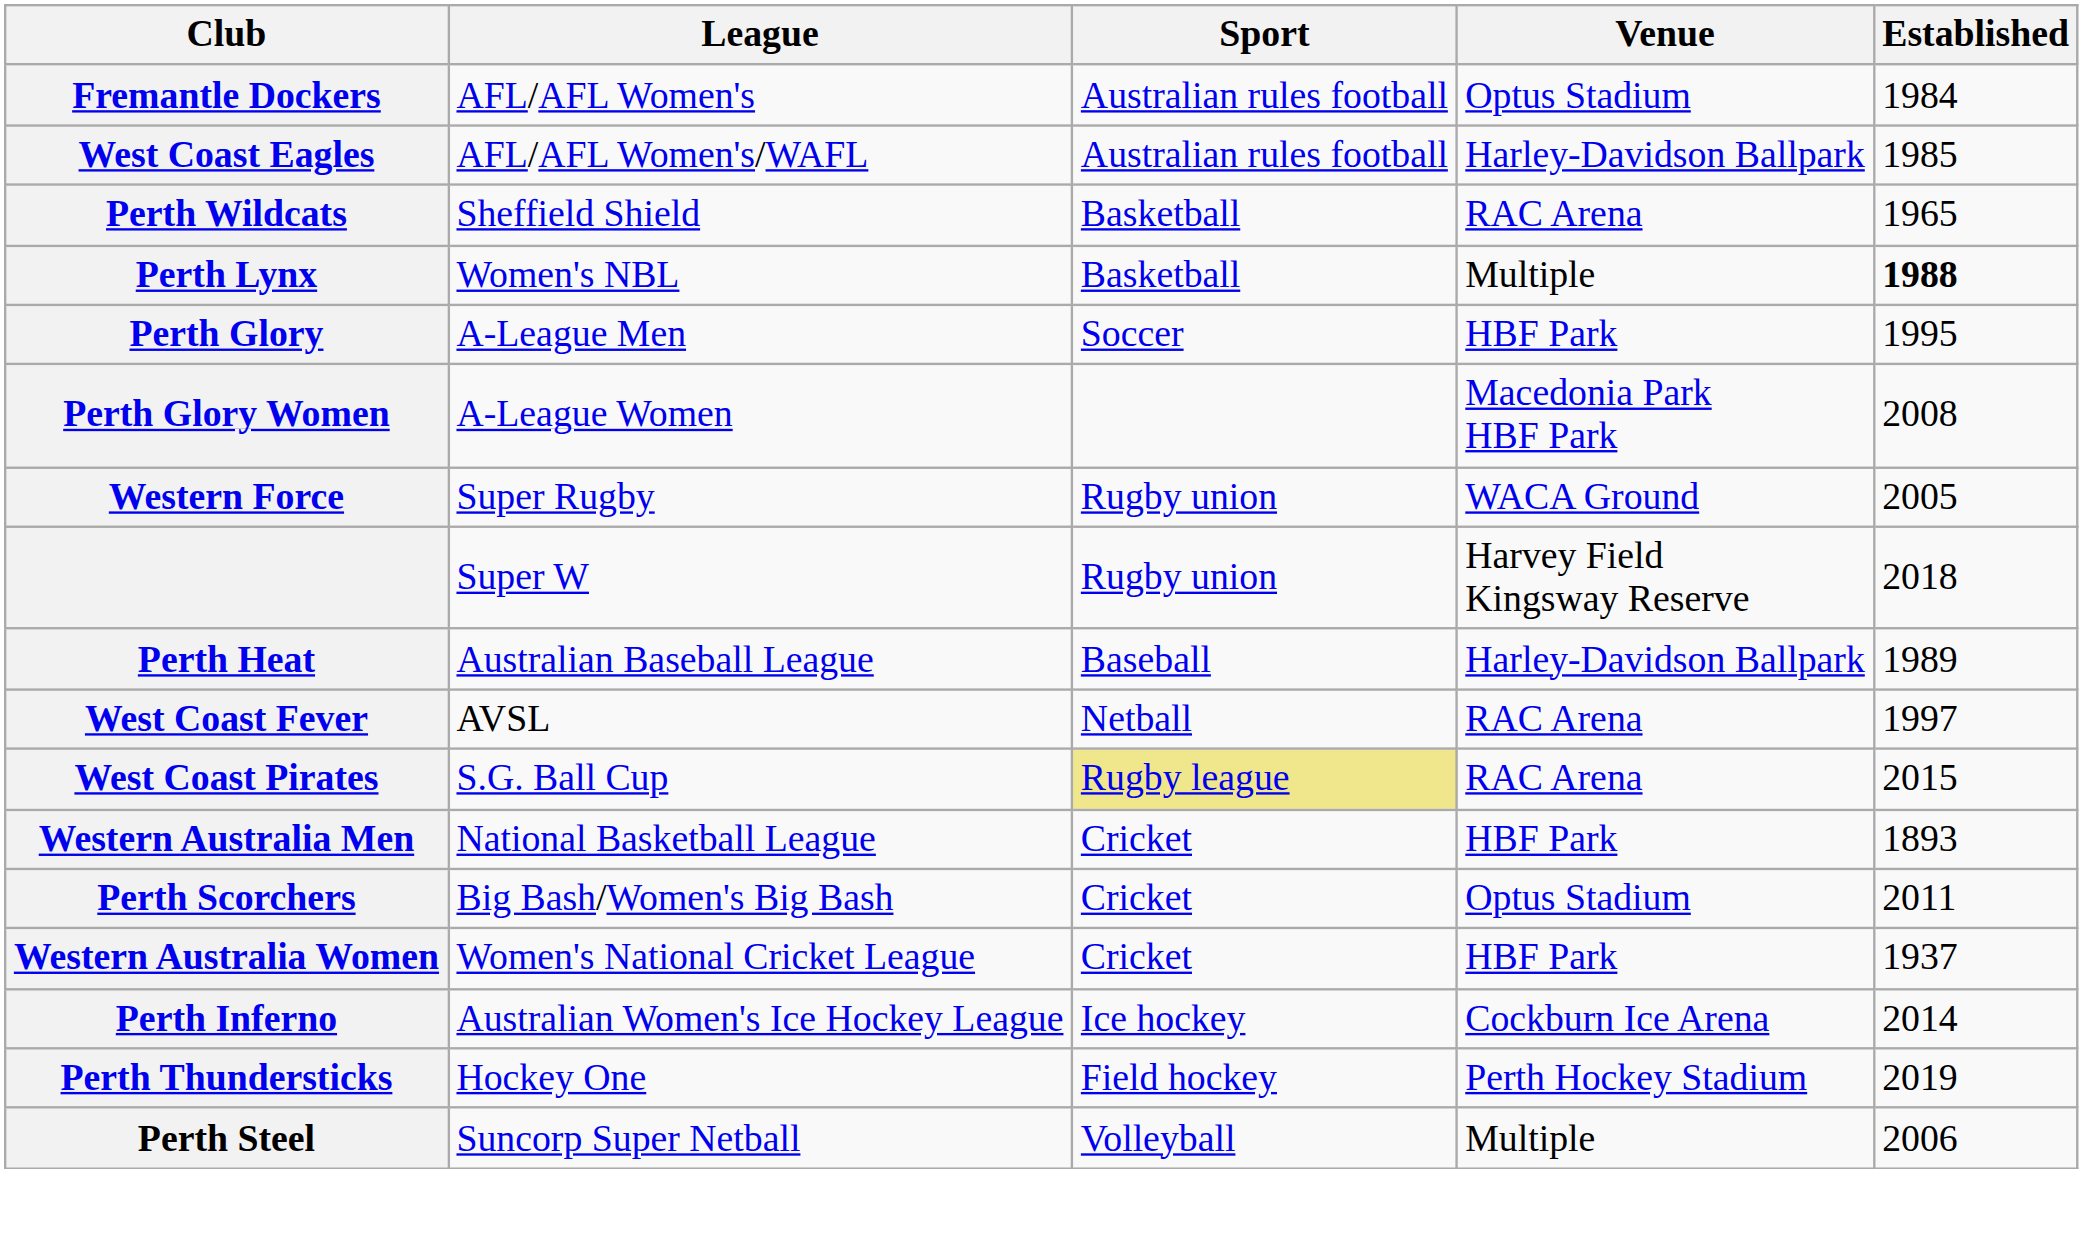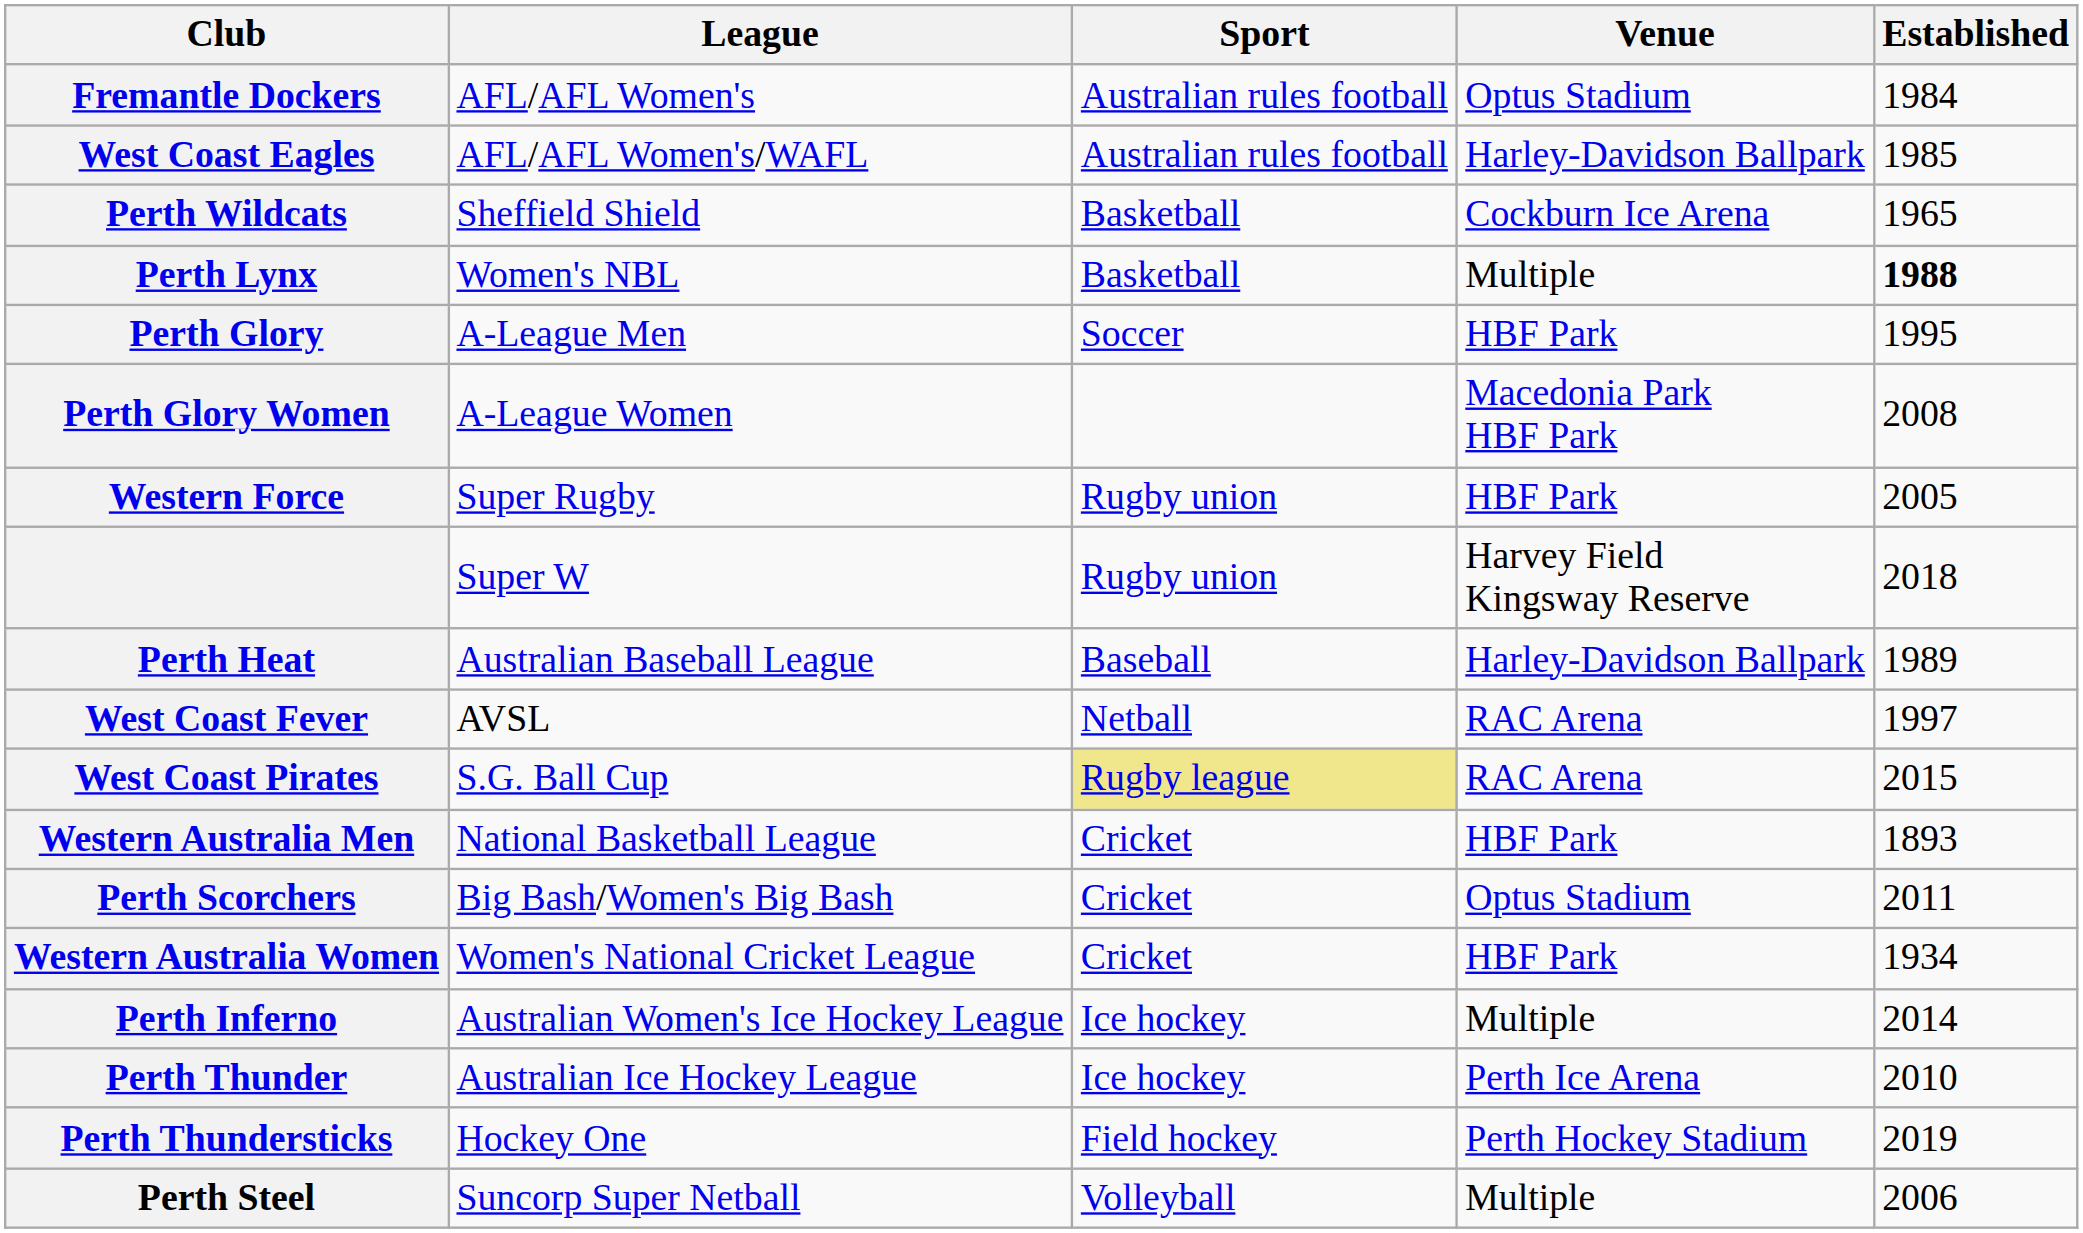(1554, 214) RAC Arena -> (1617, 214) Cockburn Ice Arena
(1582, 496) WACA Ground -> (1541, 496) HBF Park
(1920, 957) 1937 -> (1920, 957) 1934
(1617, 1017) Cockburn Ice Arena -> (1530, 1017) Multiple
+ row: (226, 1077)
